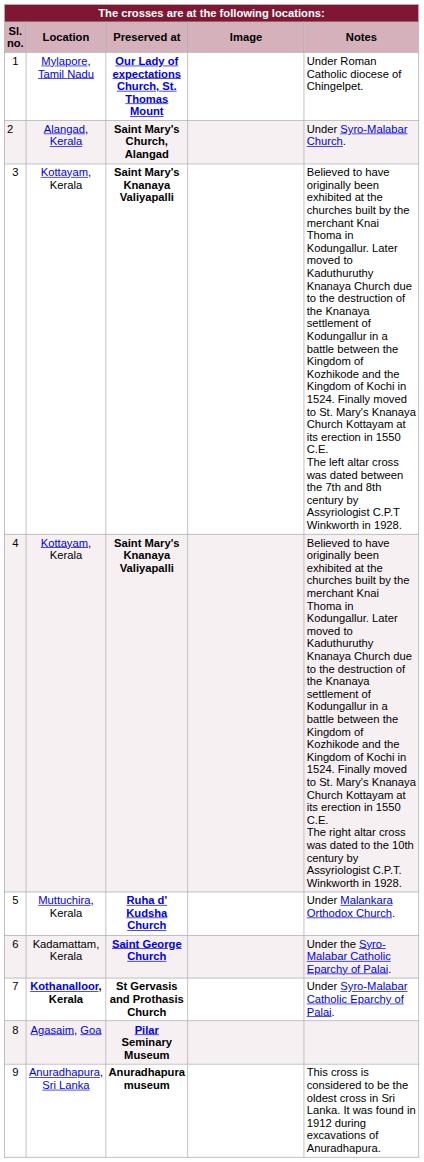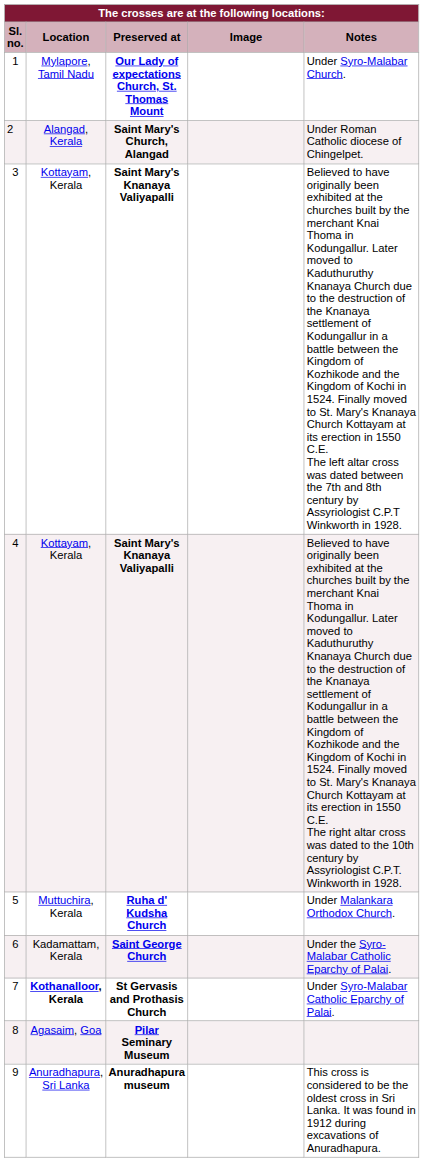(354, 74) Under Roman Catholic diocese of Chingelpet. -> (357, 67) Under Syro-Malabar Church.
(357, 135) Under Syro-Malabar Church. -> (354, 142) Under Roman Catholic diocese of Chingelpet.
